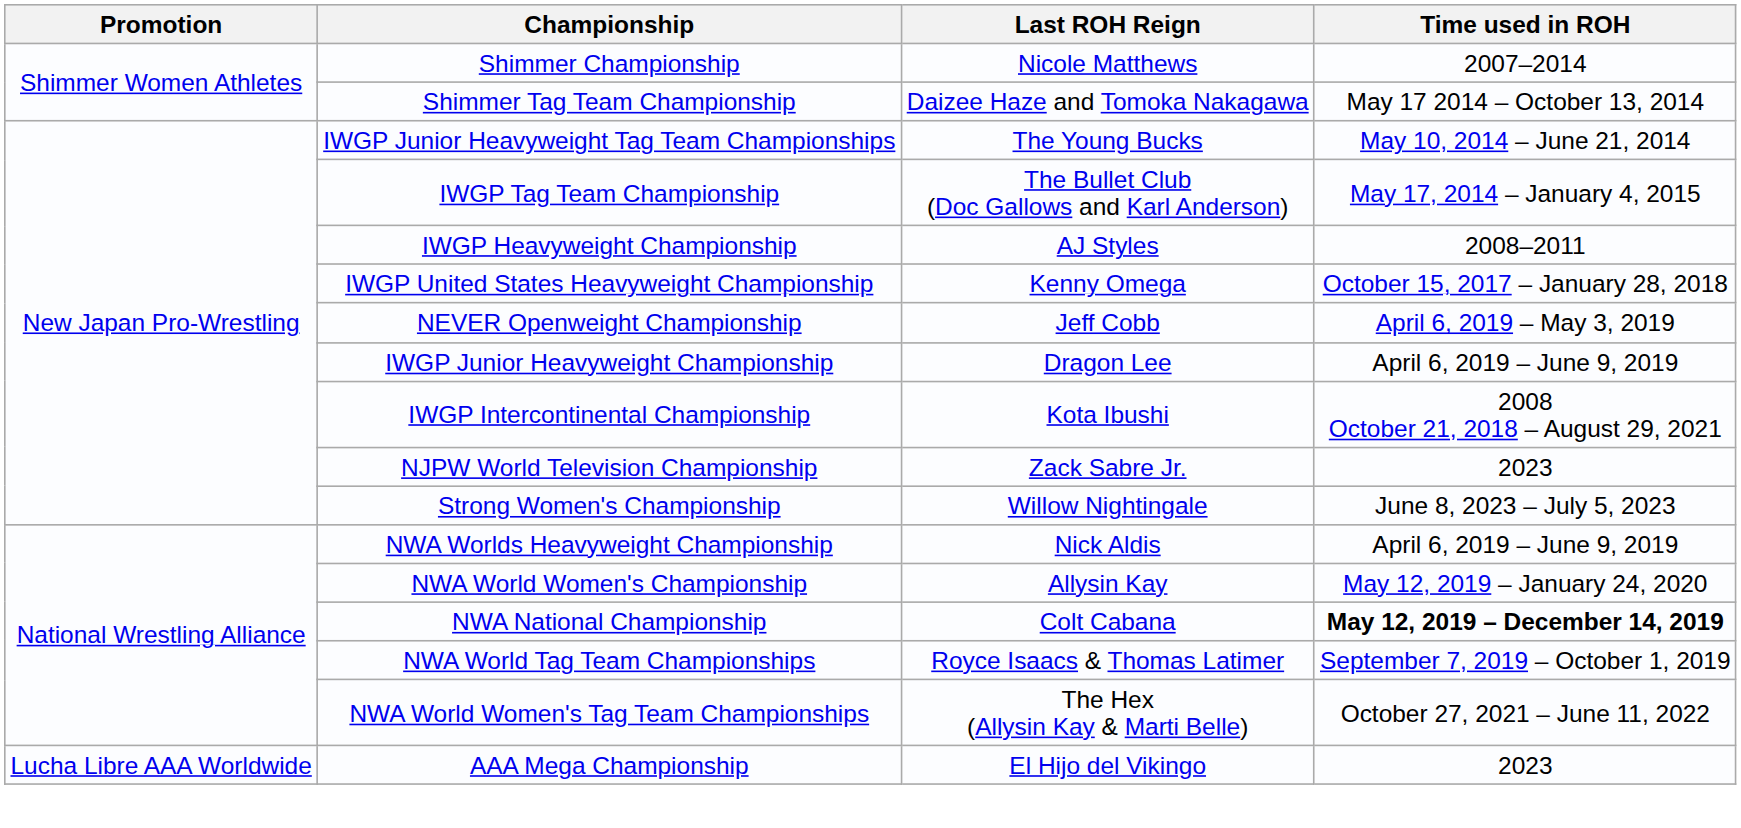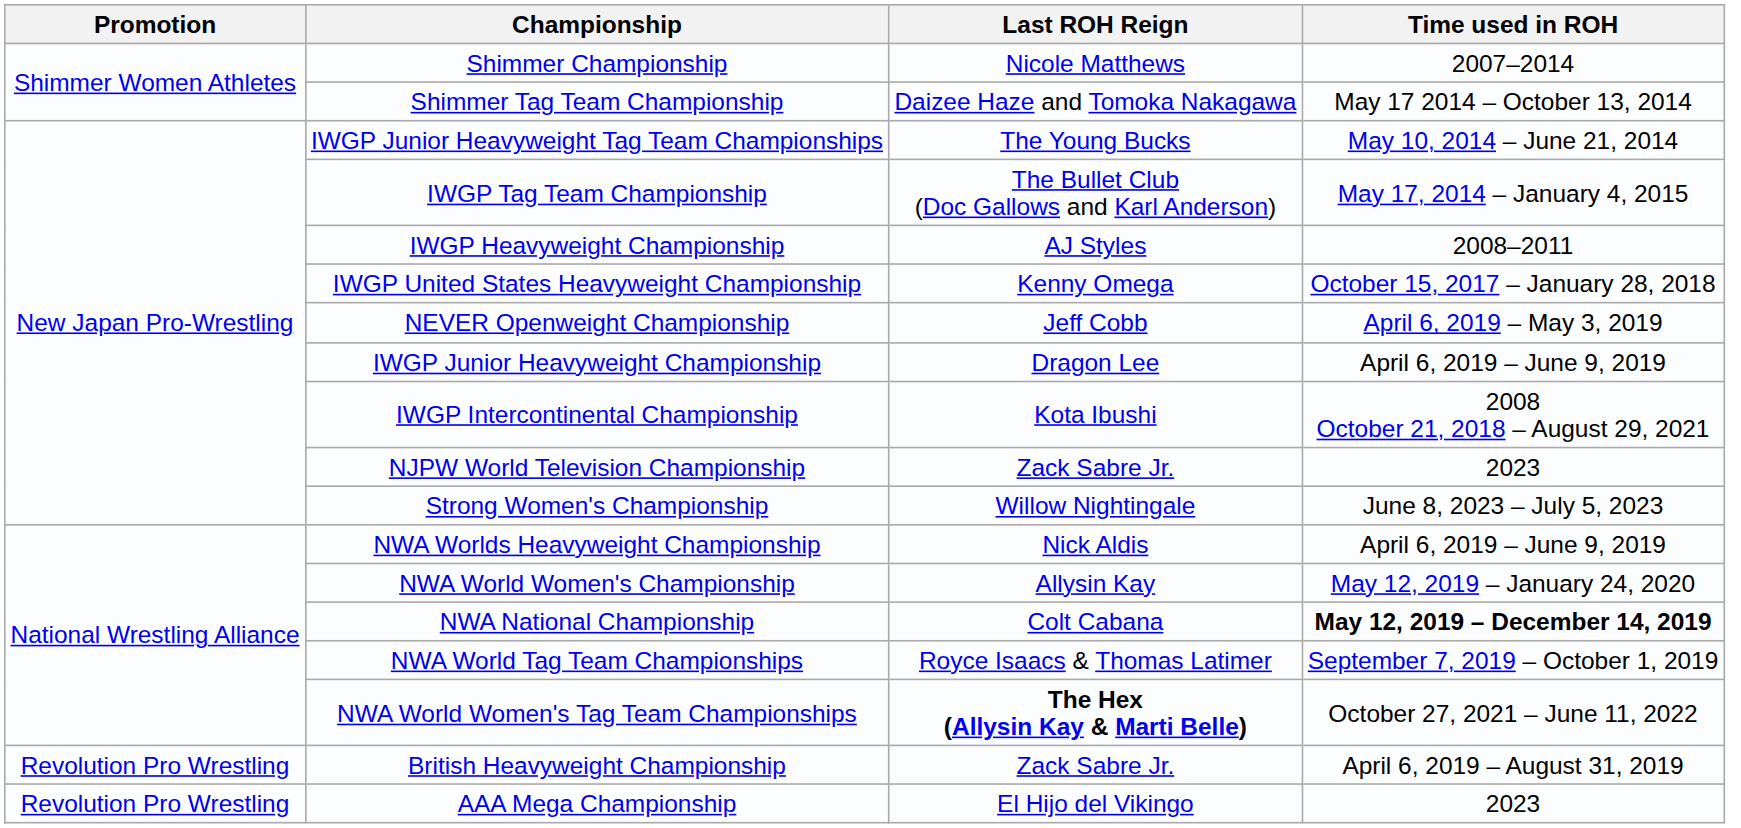(1108, 713) normal -> (1095, 713) bold
+ row: (597, 765)
(161, 765) Lucha Libre AAA Worldwide -> (155, 804) Revolution Pro Wrestling
